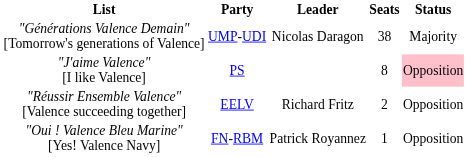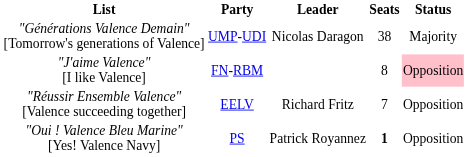(237, 70) PS -> (237, 70) FN-RBM
(384, 104) 2 -> (384, 104) 7
(237, 138) FN-RBM -> (237, 138) PS
(384, 138) normal -> (384, 138) bold
